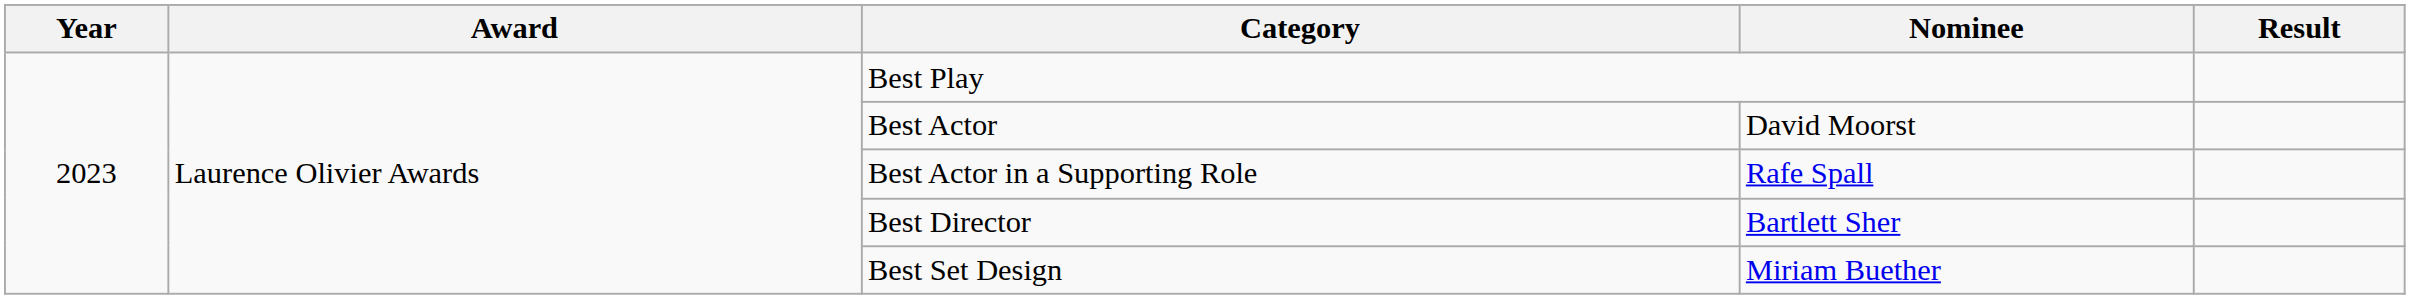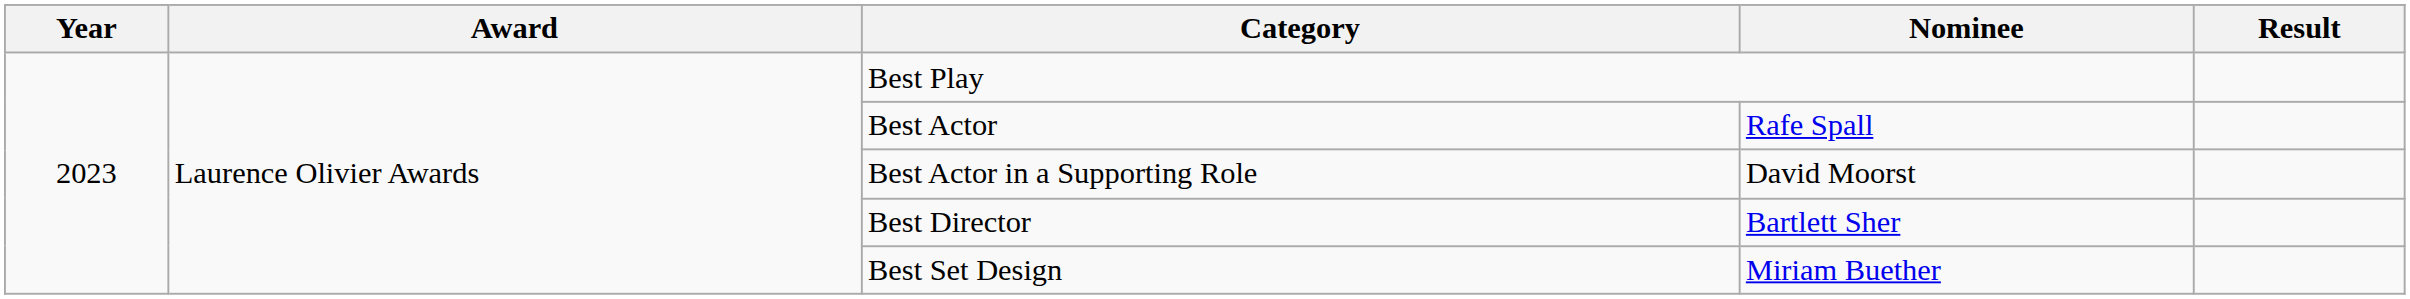(1831, 125) David Moorst -> (1810, 125) Rafe Spall
(1810, 173) Rafe Spall -> (1831, 173) David Moorst
